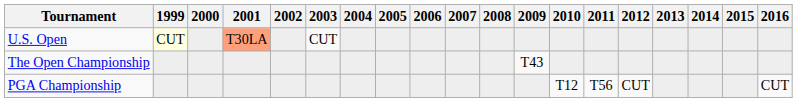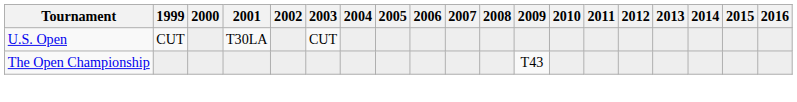(170, 39) lightyellow background -> (170, 39) no background
(247, 39) lightsalmon background -> (247, 39) no background
- row: (64, 86)
